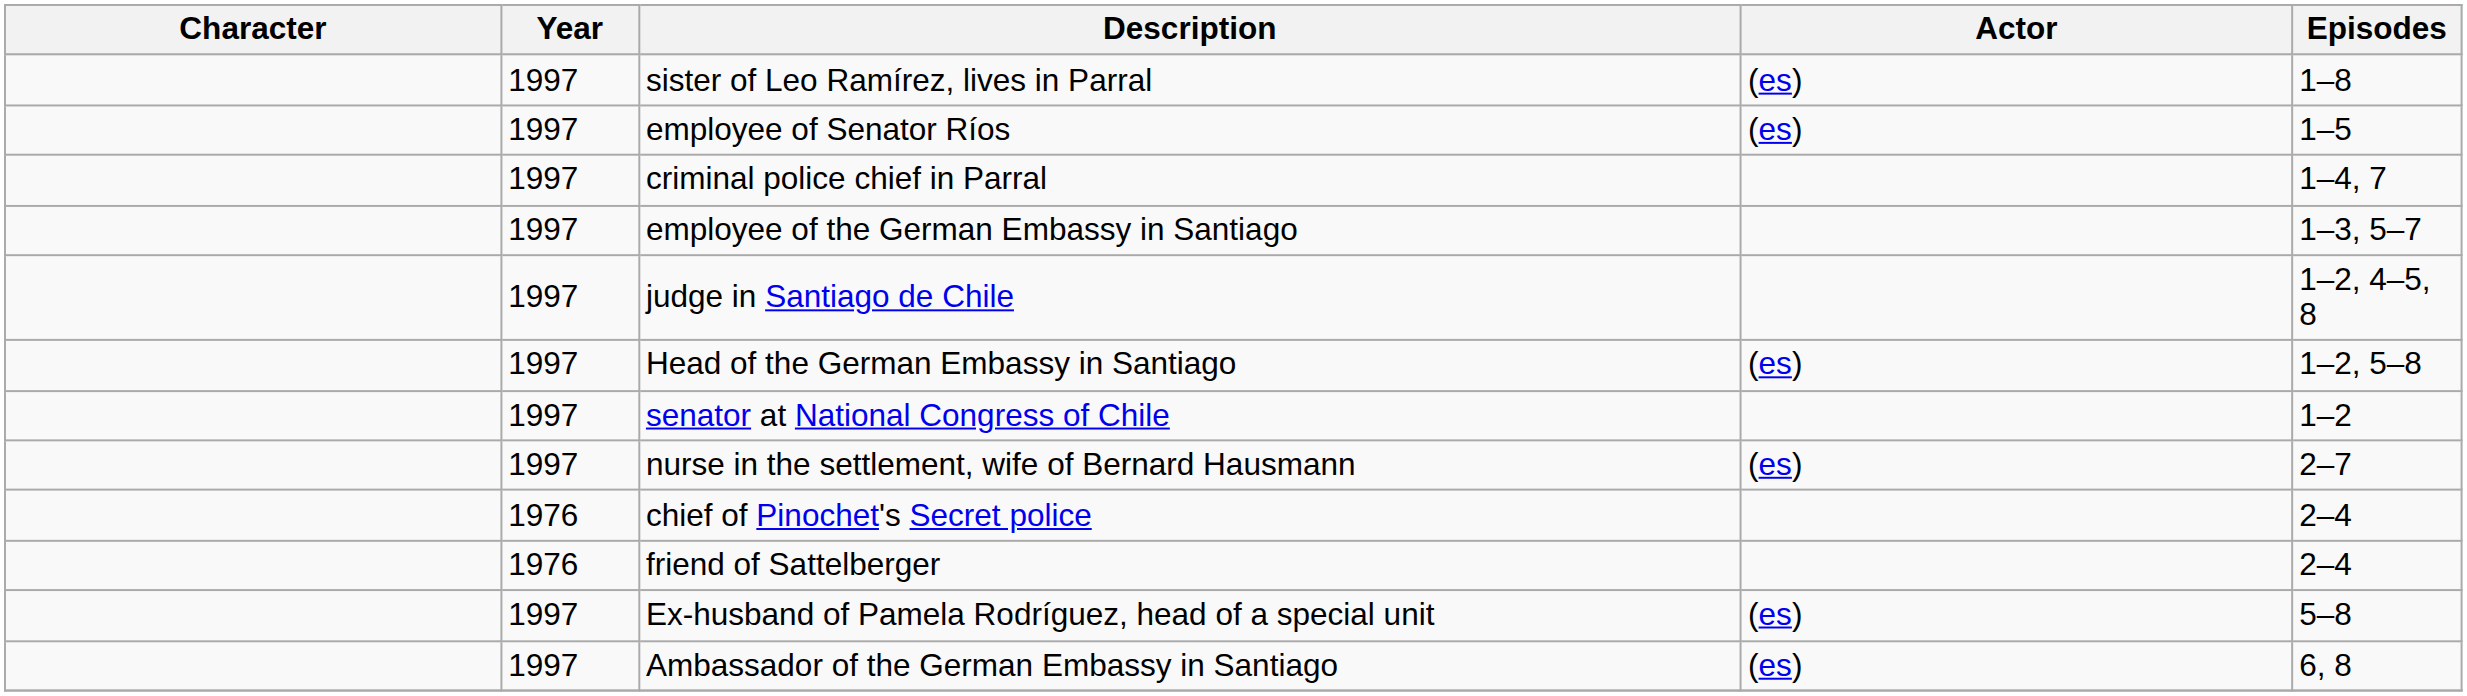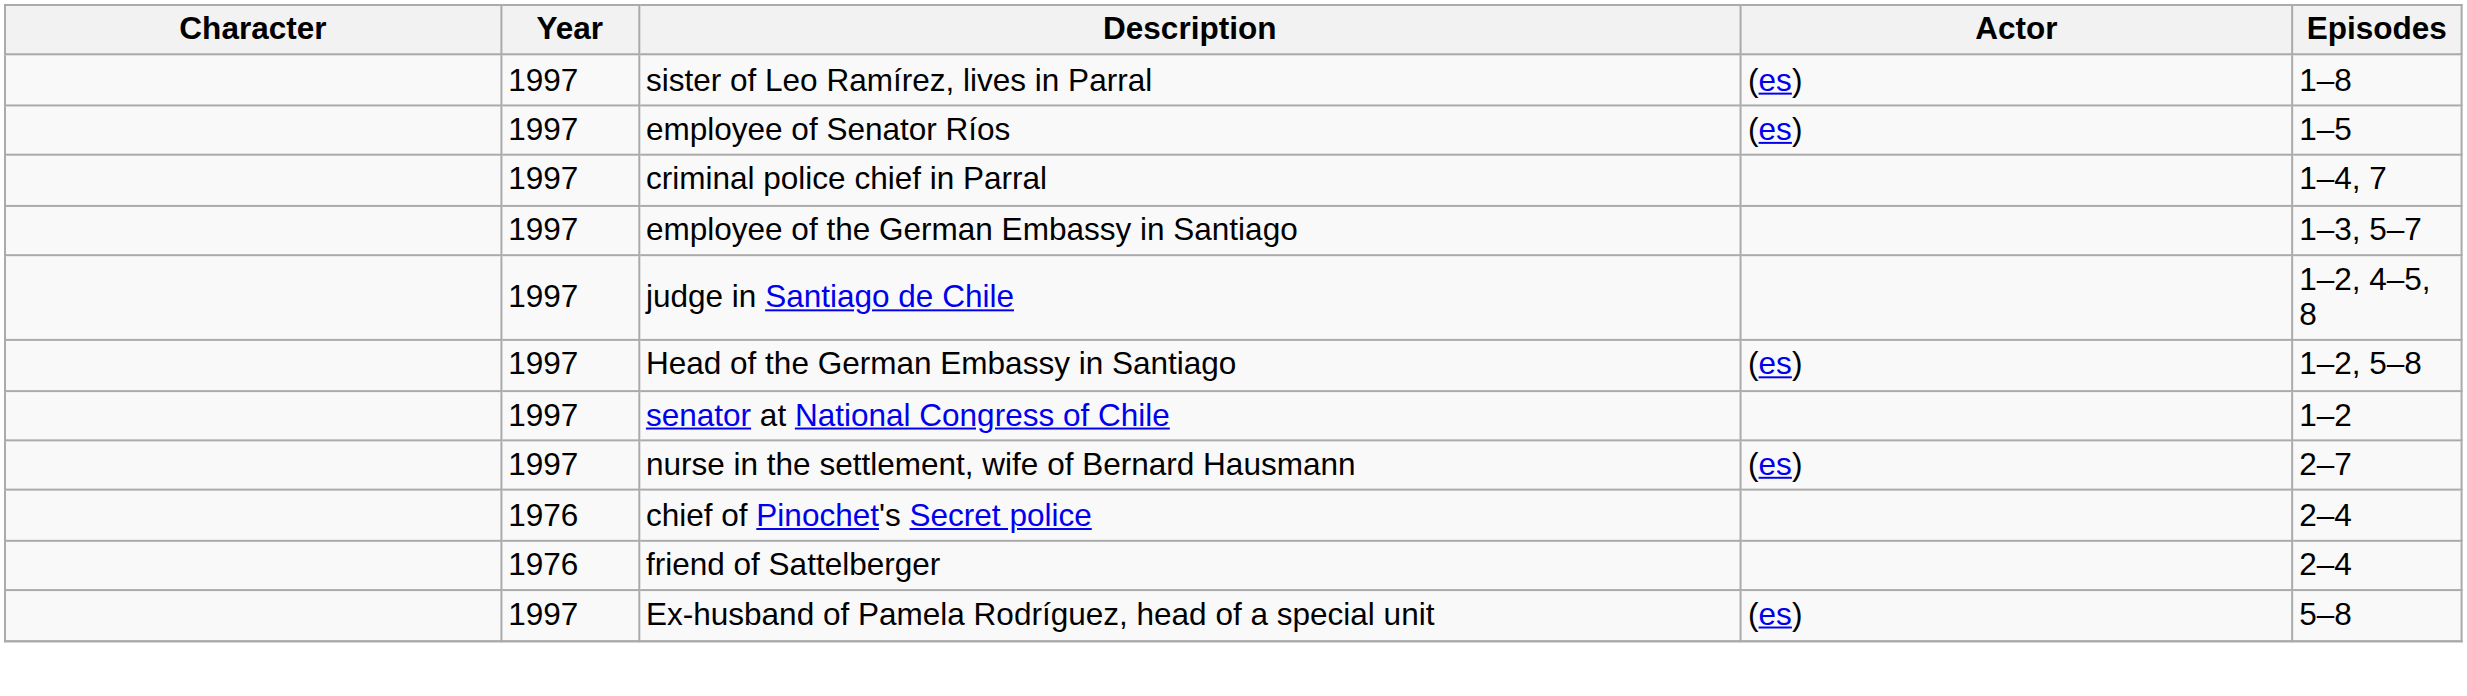- row: (992, 664)
